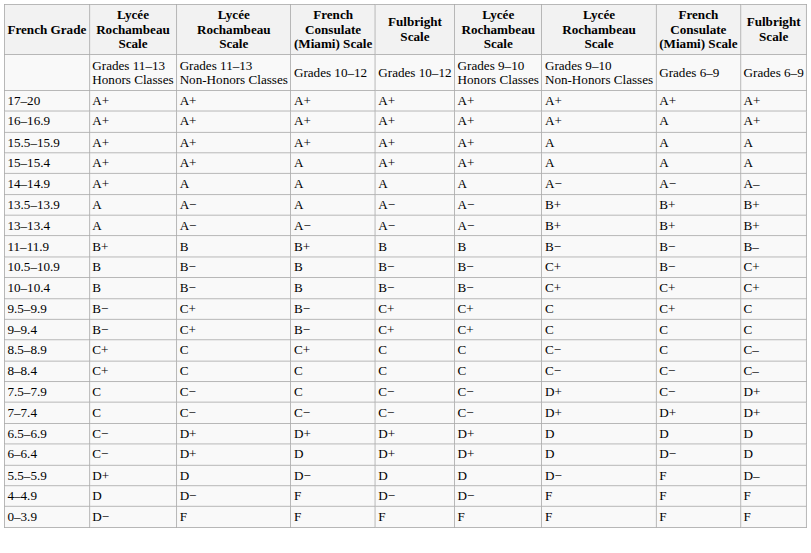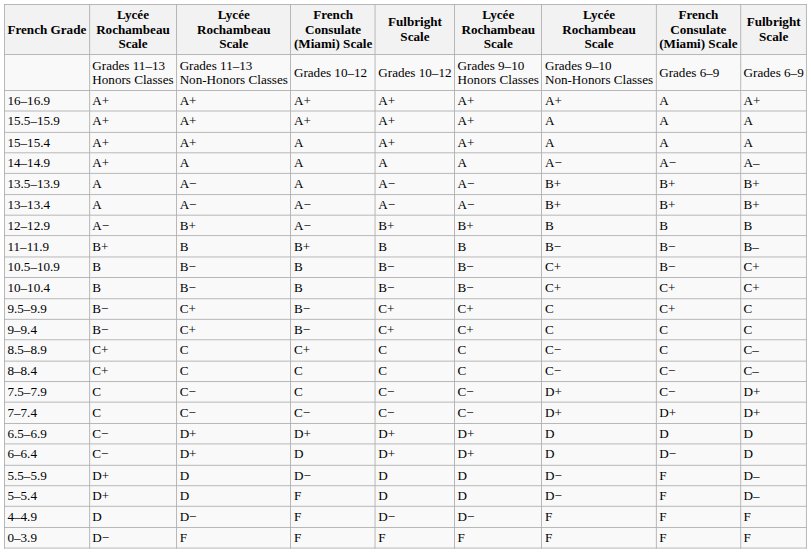- row: (24, 100)
+ row: (29, 225)
+ row: (22, 496)
